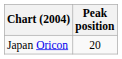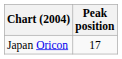(95, 44) 20 -> (95, 44) 17
